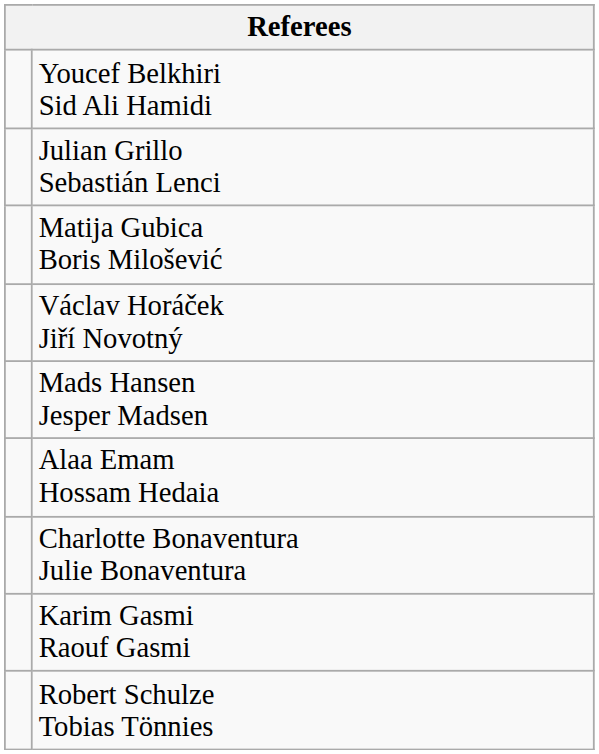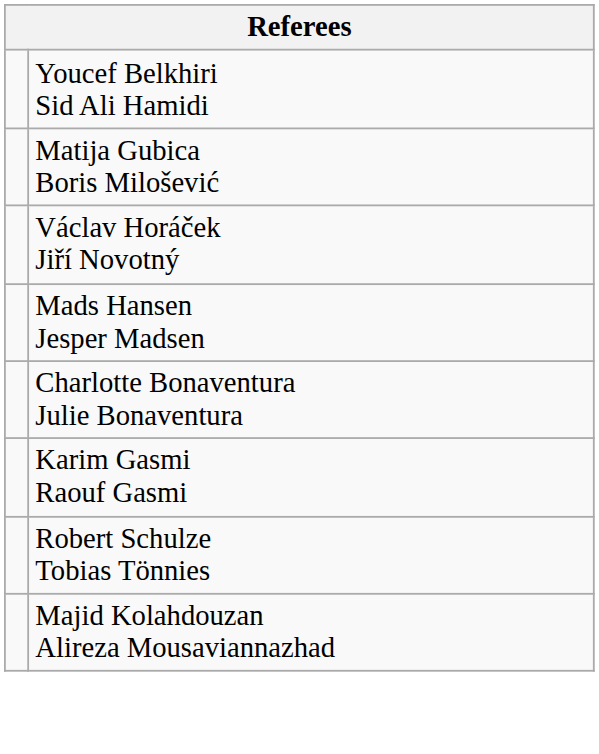- row: (130, 166)
- row: (129, 476)
+ row: (185, 632)
